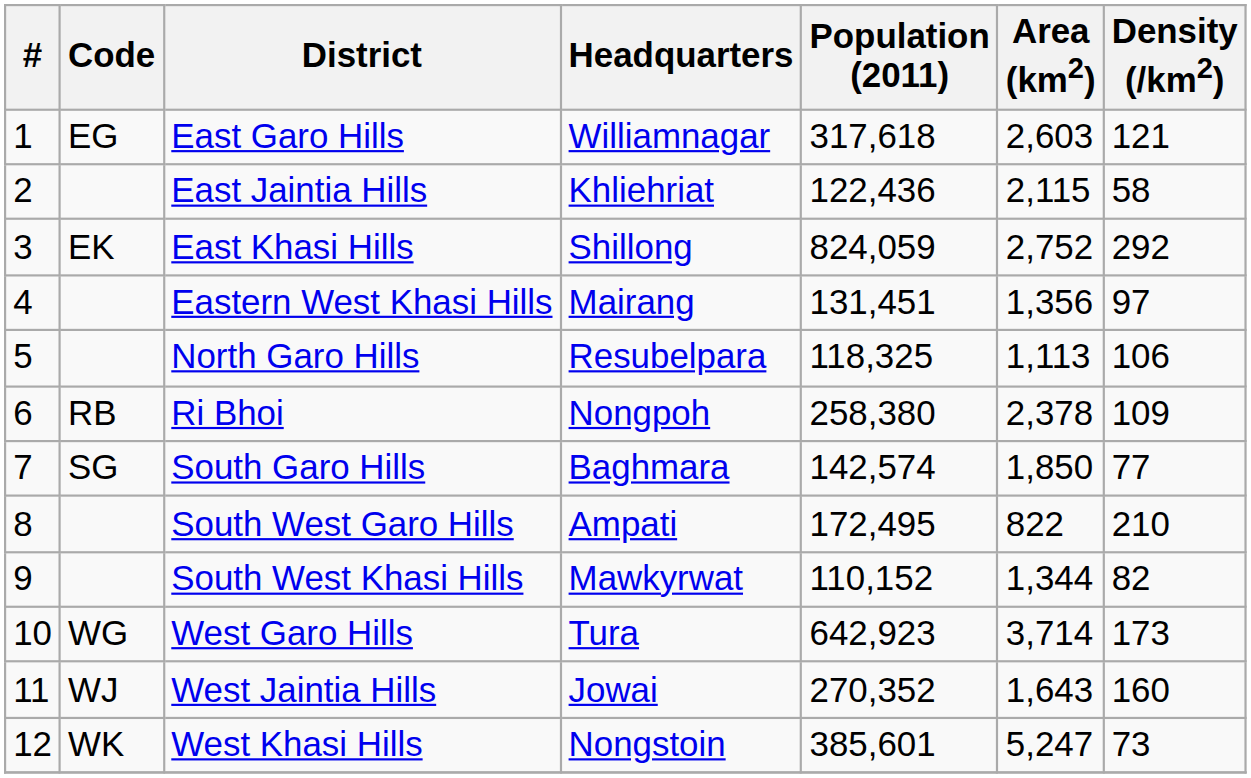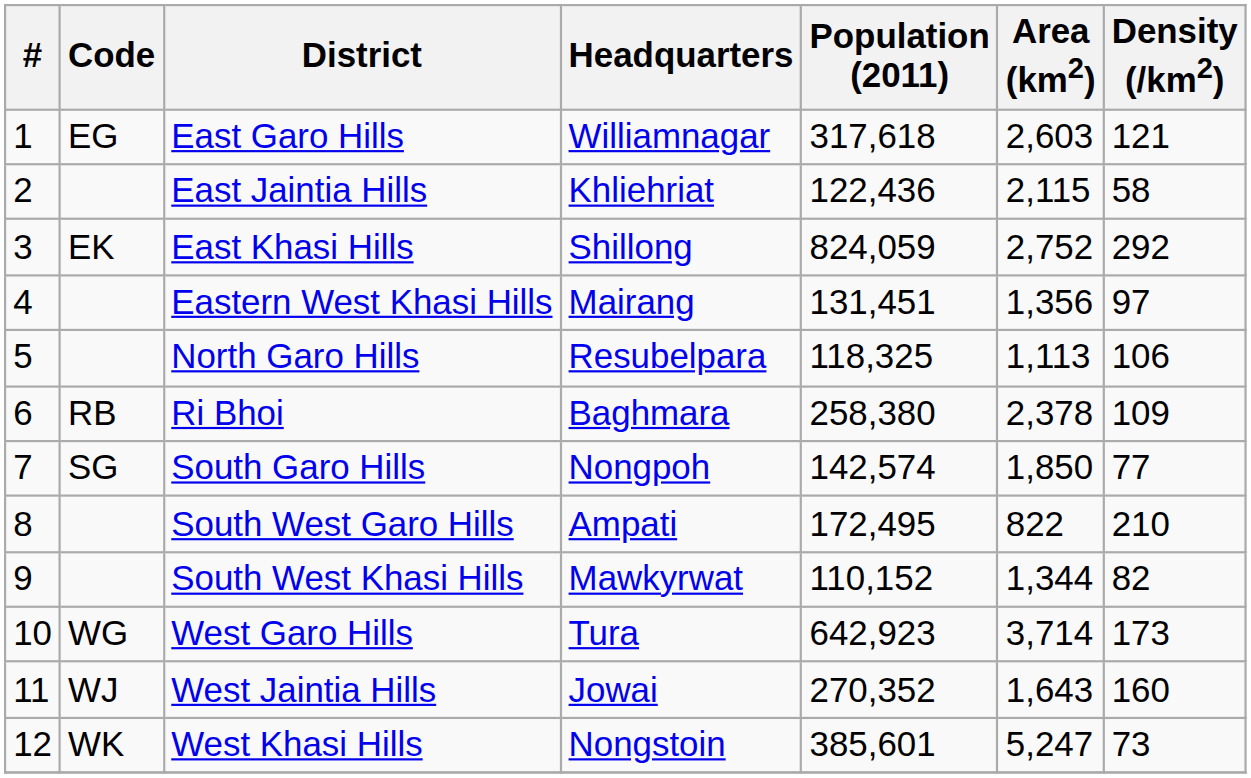(639, 412) Nongpoh -> (649, 412) Baghmara
(649, 468) Baghmara -> (639, 468) Nongpoh
